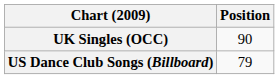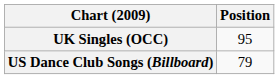(245, 39) 90 -> (245, 39) 95
